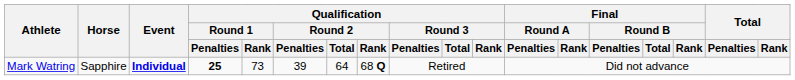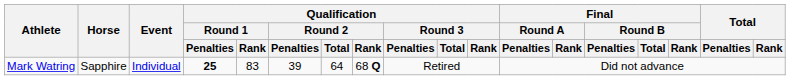(159, 66) bold -> (156, 66) normal
(258, 66) 73 -> (252, 66) 83
